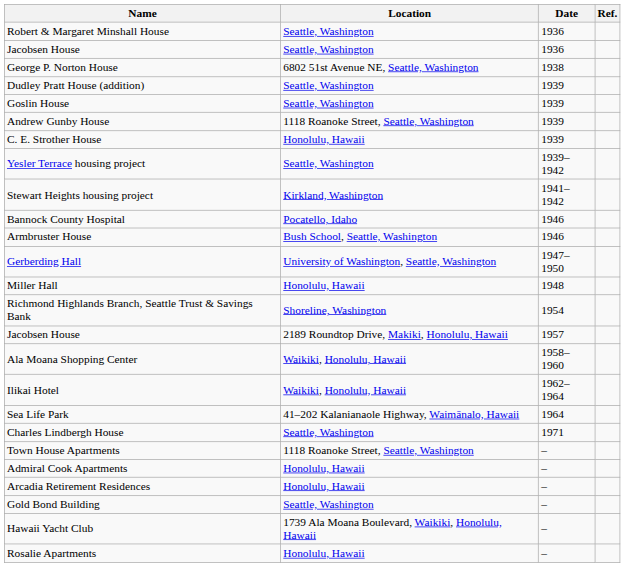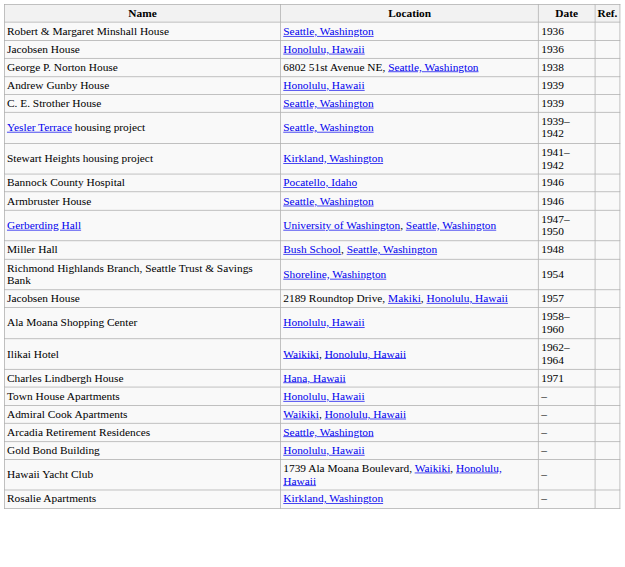(328, 49) Seattle, Washington -> (324, 49) Honolulu, Hawaii
- row: (76, 85)
- row: (38, 103)
(379, 121) 1118 Roanoke Street, Seattle, Washington -> (324, 85) Honolulu, Hawaii
(324, 139) Honolulu, Hawaii -> (328, 103) Seattle, Washington
(360, 237) Bush School, Seattle, Washington -> (328, 201) Seattle, Washington
(324, 286) Honolulu, Hawaii -> (360, 250) Bush School, Seattle, Washington
(345, 359) Waikiki, Honolulu, Hawaii -> (324, 323) Honolulu, Hawaii
- row: (38, 414)
(328, 432) Seattle, Washington -> (315, 378) Hana, Hawaii
(379, 450) 1118 Roanoke Street, Seattle, Washington -> (324, 396) Honolulu, Hawaii
(324, 468) Honolulu, Hawaii -> (345, 414) Waikiki, Honolulu, Hawaii
(324, 486) Honolulu, Hawaii -> (328, 432) Seattle, Washington
(328, 504) Seattle, Washington -> (324, 450) Honolulu, Hawaii
(324, 553) Honolulu, Hawaii -> (333, 499) Kirkland, Washington
